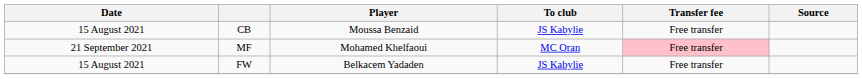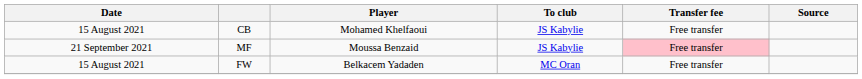(384, 30) Moussa Benzaid -> (384, 30) Mohamed Khelfaoui
(384, 47) Mohamed Khelfaoui -> (384, 47) Moussa Benzaid
(560, 47) MC Oran -> (560, 47) JS Kabylie
(560, 64) JS Kabylie -> (560, 64) MC Oran
